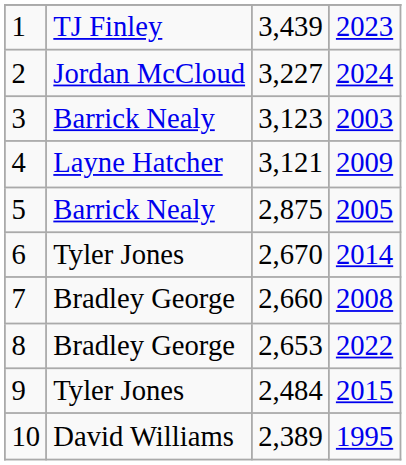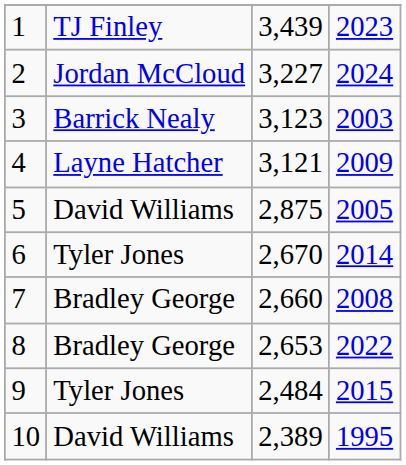(134, 208) Barrick Nealy -> (144, 208) David Williams
